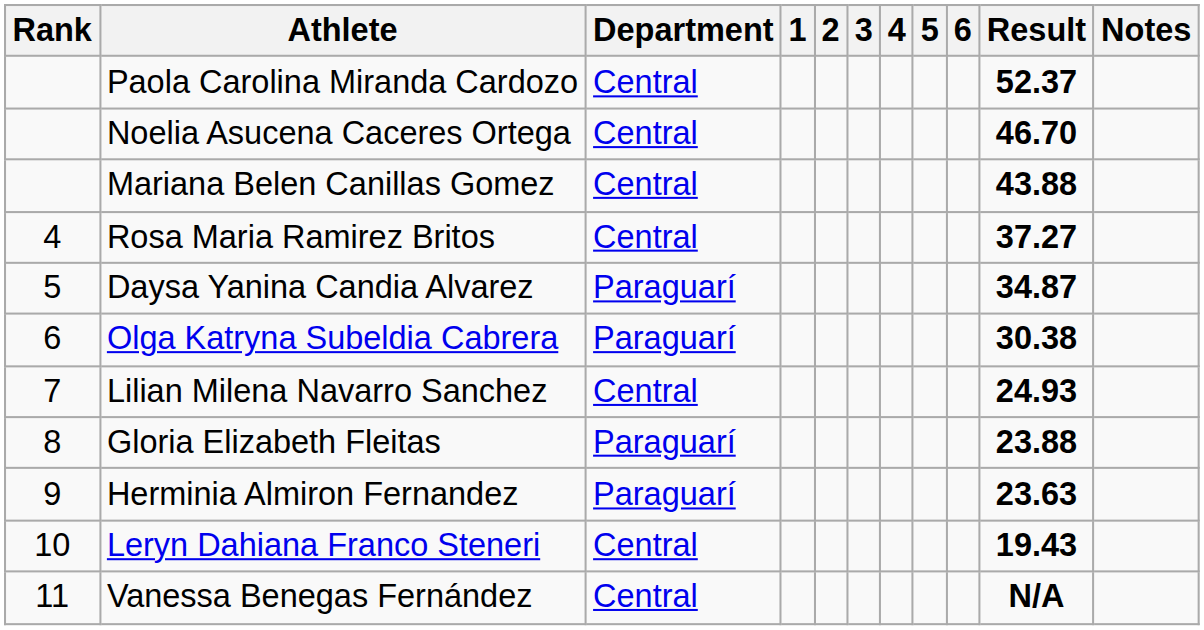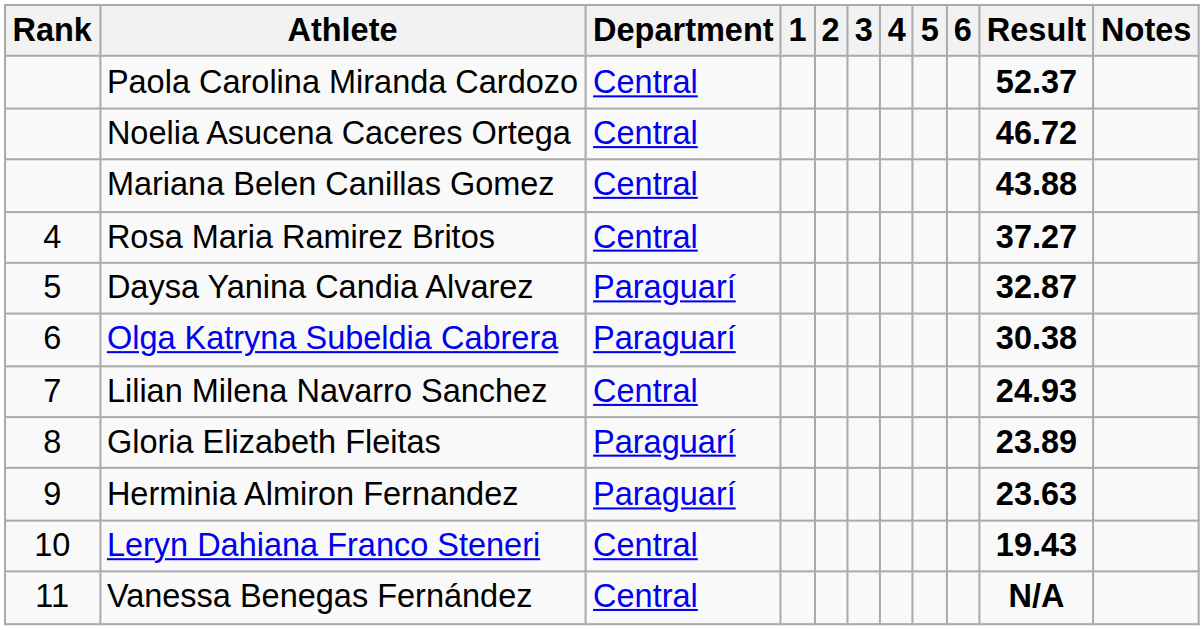(1036, 133) 46.70 -> (1036, 133) 46.72
(1036, 287) 34.87 -> (1036, 287) 32.87
(1036, 442) 23.88 -> (1036, 442) 23.89
